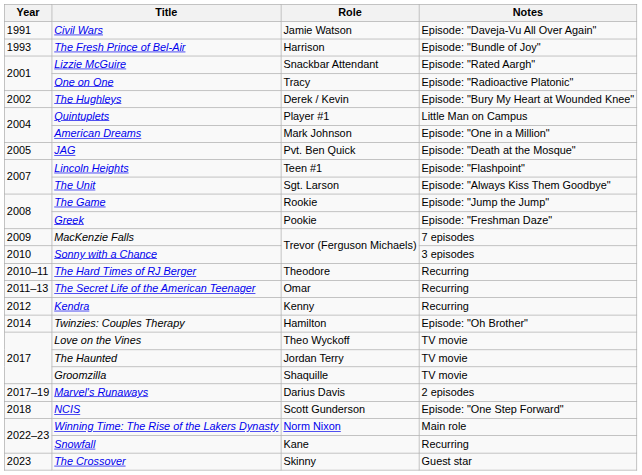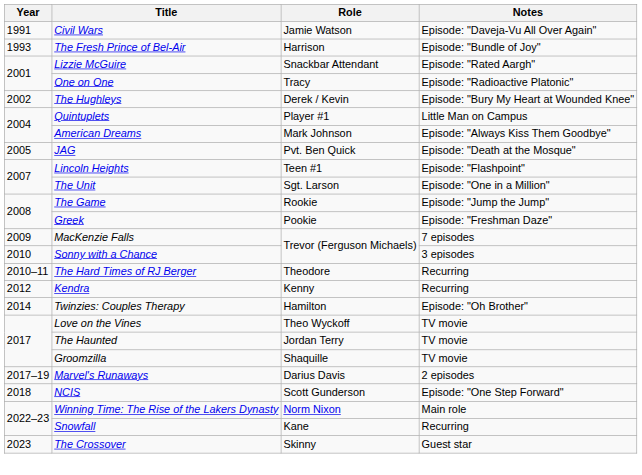(486, 133) Episode: "One in a Million" -> (516, 133) Episode: "Always Kiss Them Goodbye"
(516, 185) Episode: "Always Kiss Them Goodbye" -> (486, 185) Episode: "One in a Million"
- row: (155, 289)
